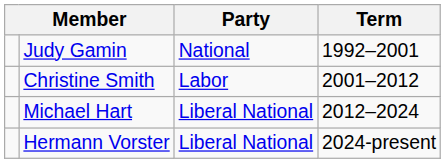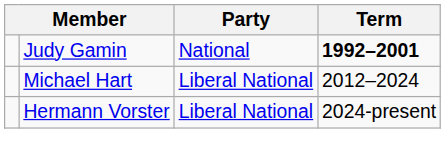(371, 50) normal -> (371, 50) bold
- row: (89, 81)
